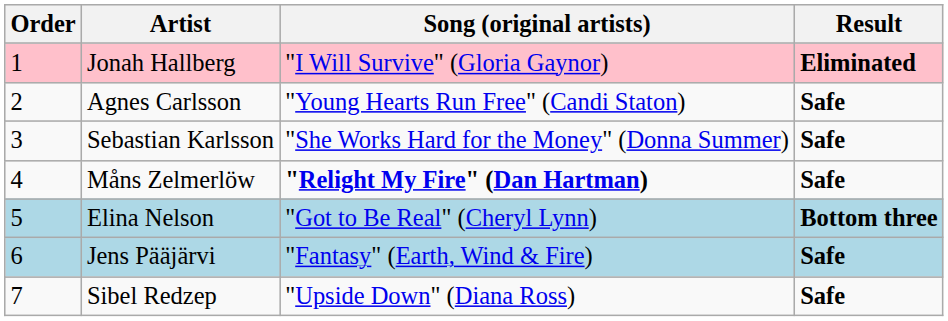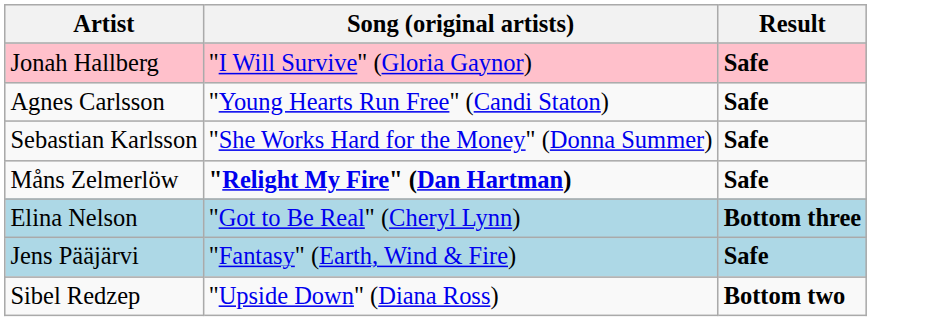- column: (43, 23)
(858, 62) Eliminated -> (746, 62) Safe
(823, 295) Safe -> (784, 295) Bottom two
